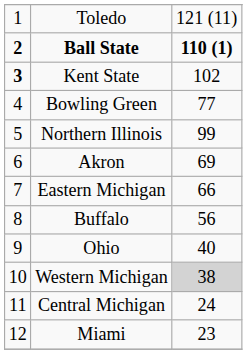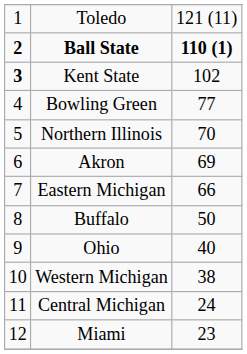(207, 133) 99 -> (207, 133) 70
(207, 219) 56 -> (207, 219) 50
(207, 276) lightgrey background -> (207, 276) no background
